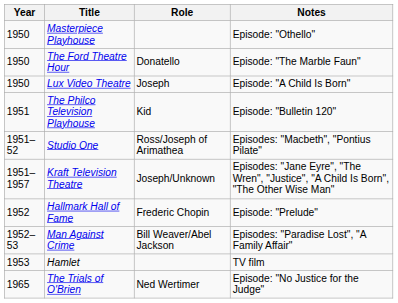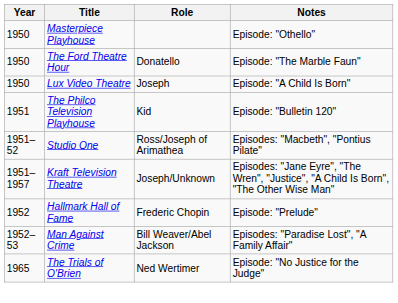- row: (63, 262)
